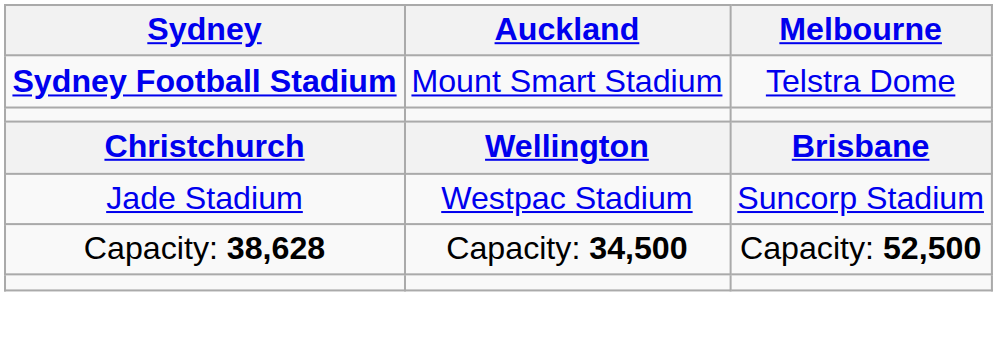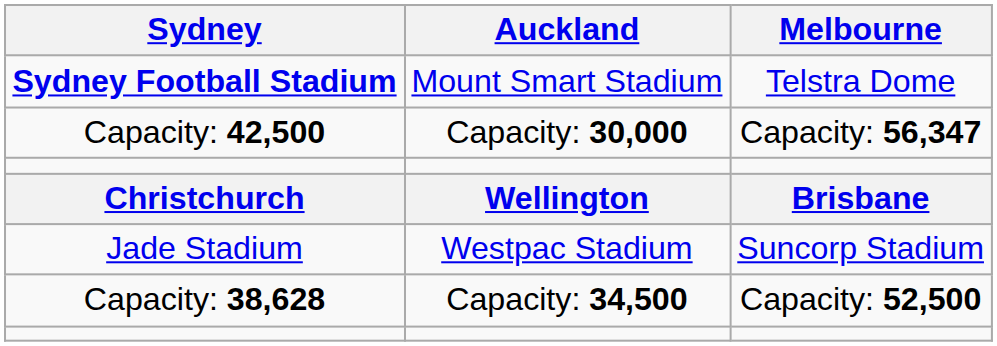+ row: (205, 132)
